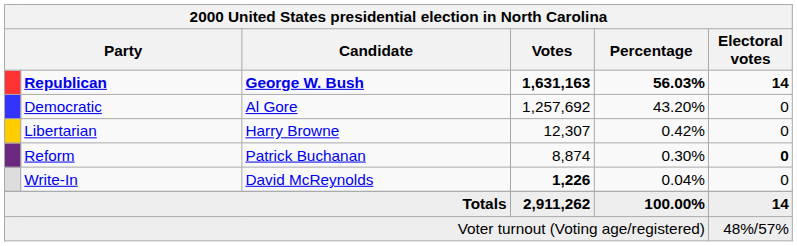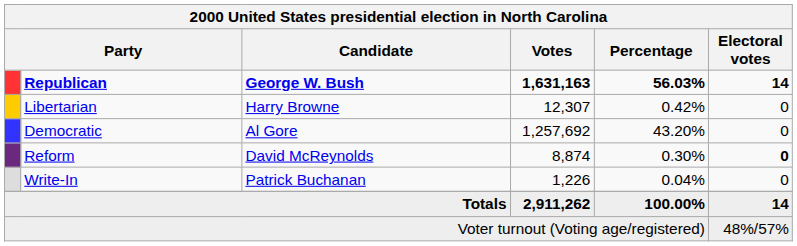rows swapped: (63, 107) <-> (61, 131)
(306, 156) Patrick Buchanan -> (309, 156) David McReynolds
(309, 180) David McReynolds -> (306, 180) Patrick Buchanan
(571, 180) bold -> (571, 180) normal
